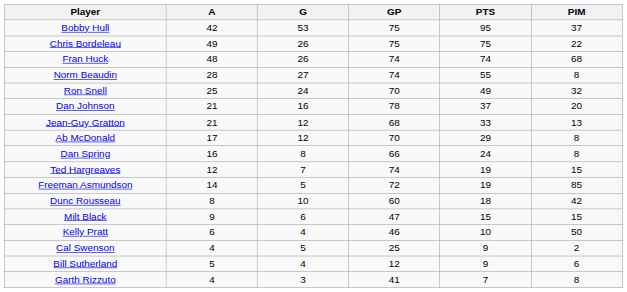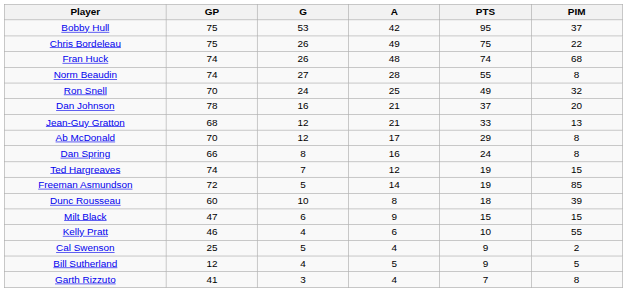columns swapped: (394, 12) <-> (212, 12)
(577, 201) 42 -> (577, 201) 39
(577, 232) 50 -> (577, 232) 55
(577, 264) 6 -> (577, 264) 5
